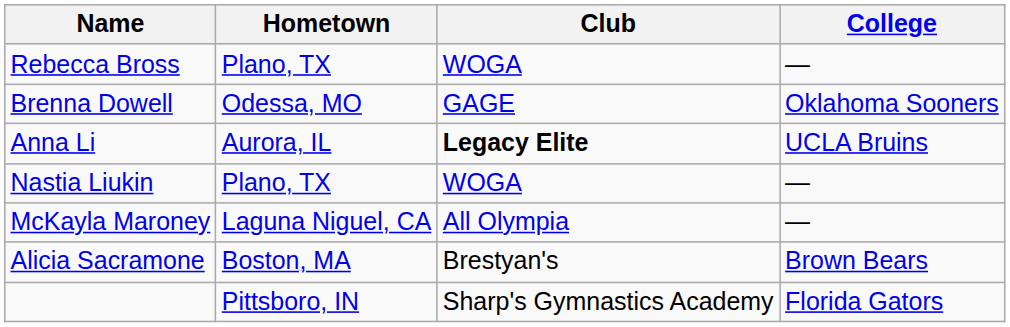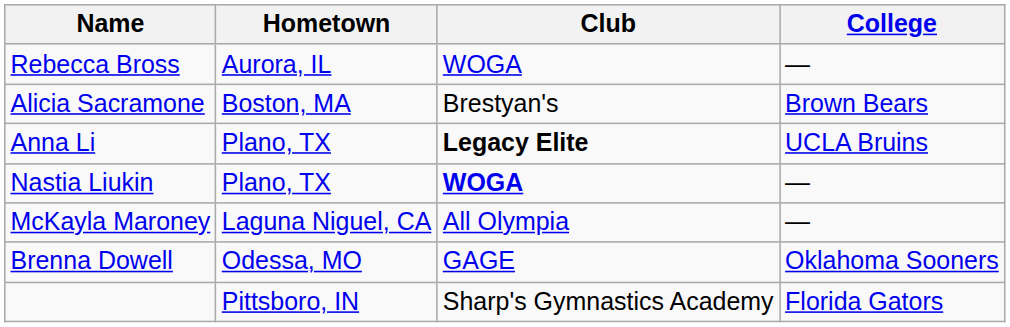(276, 63) Plano, TX -> (277, 63) Aurora, IL
rows swapped: (92, 103) <-> (108, 261)
(277, 143) Aurora, IL -> (276, 143) Plano, TX
(482, 182) normal -> (483, 182) bold
